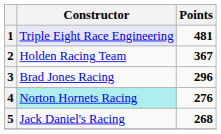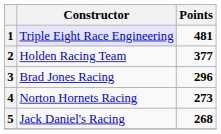(203, 56) 367 -> (203, 56) 377
(78, 98) paleturquoise background -> (78, 98) no background
(203, 98) 276 -> (203, 98) 273
